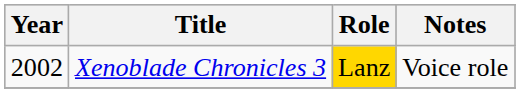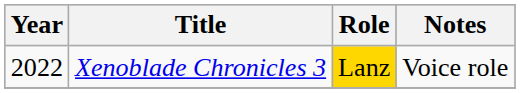(37, 66) 2002 -> (37, 66) 2022
